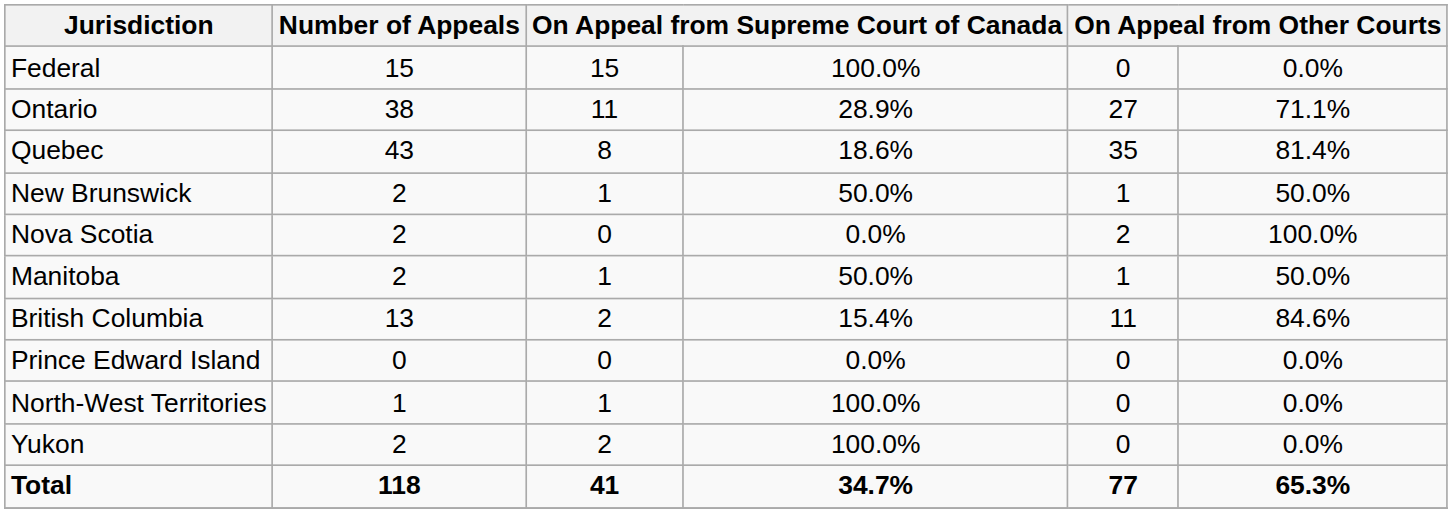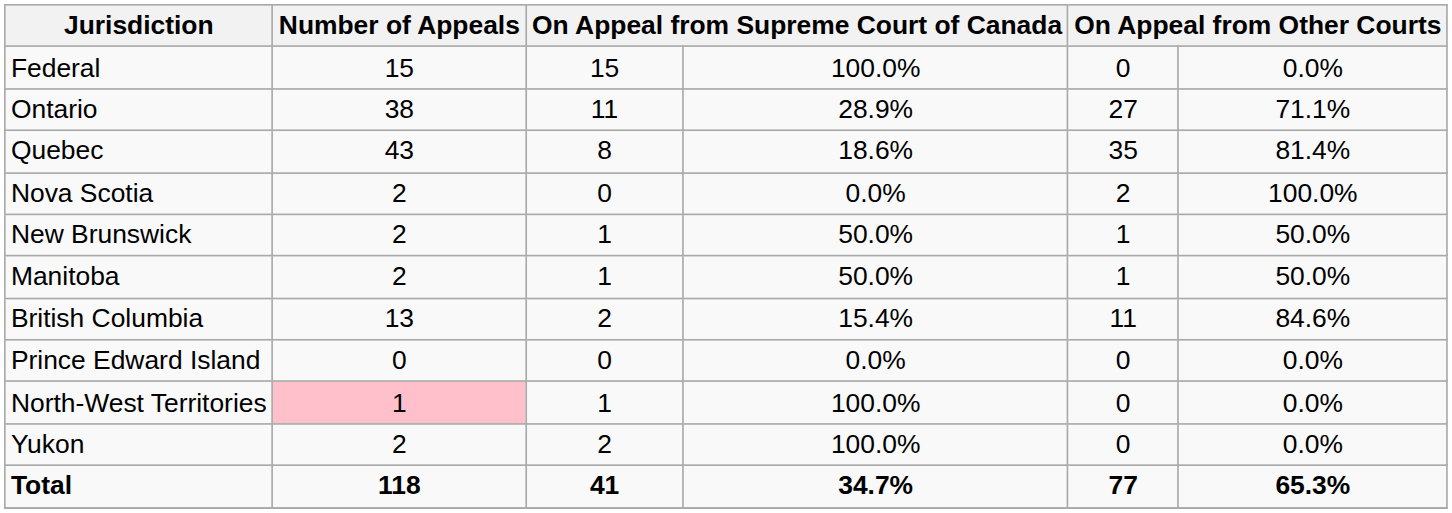rows swapped: (82, 234) <-> (101, 192)
(399, 402) no background -> (399, 402) pink background
